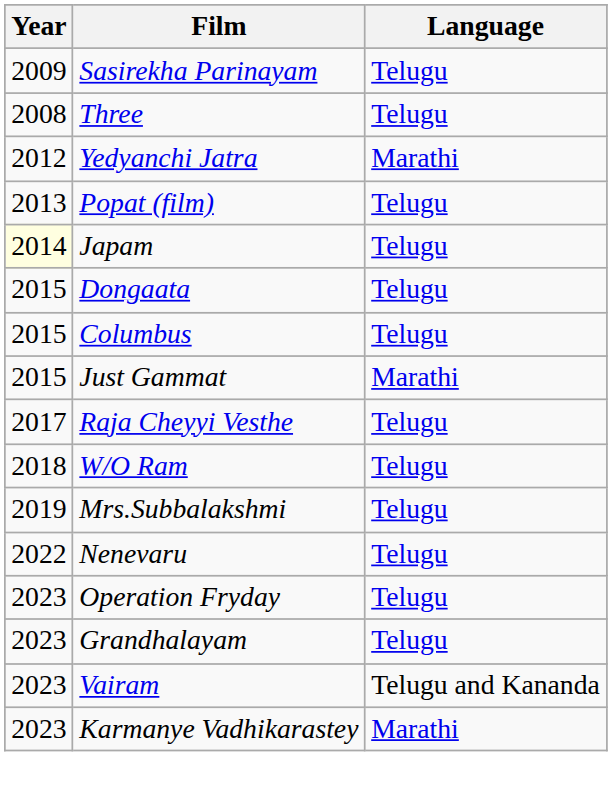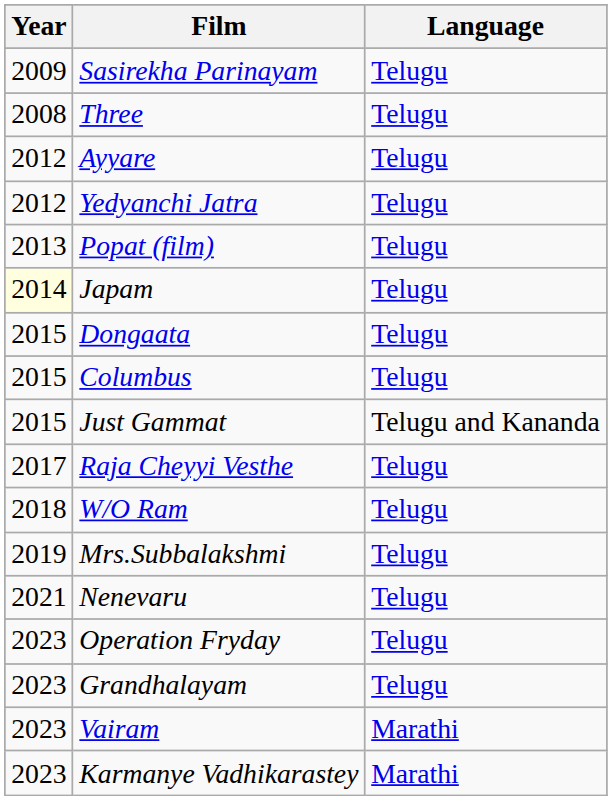+ row: (117, 158)
(415, 158) Marathi -> (409, 202) Telugu
(415, 377) Marathi -> (486, 421) Telugu and Kananda
(39, 553) 2022 -> (39, 597) 2021
(486, 684) Telugu and Kananda -> (415, 728) Marathi
